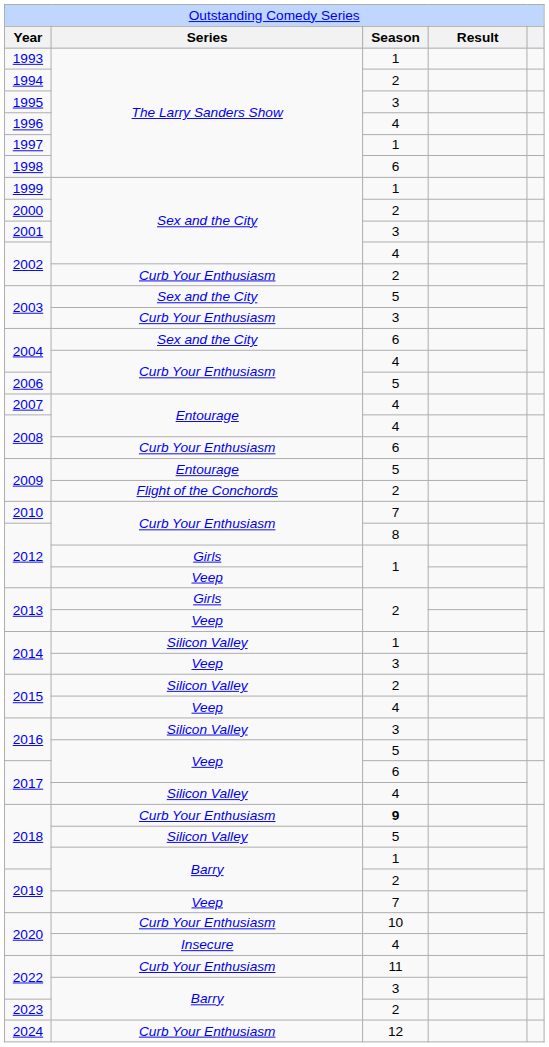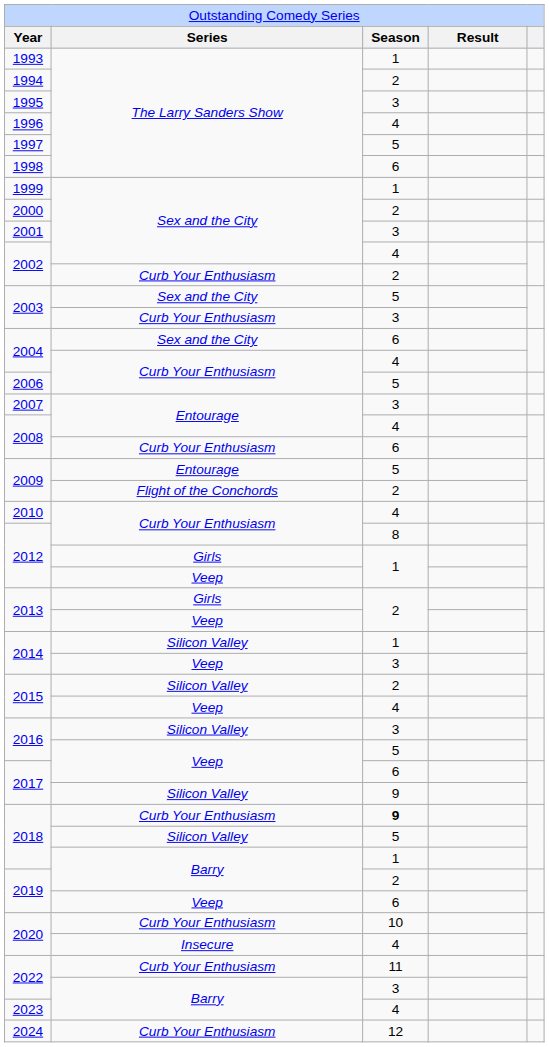(396, 145) 1 -> (396, 145) 5
(396, 405) 4 -> (396, 405) 3
(396, 513) 7 -> (396, 513) 4
(396, 794) 4 -> (396, 794) 9
(396, 902) 7 -> (396, 902) 6
(396, 1010) 2 -> (396, 1010) 4
